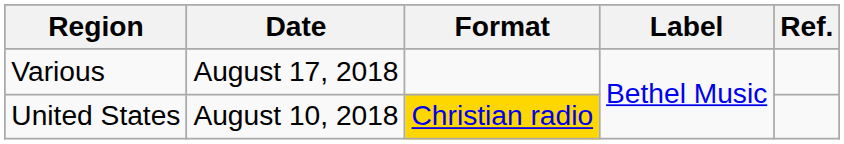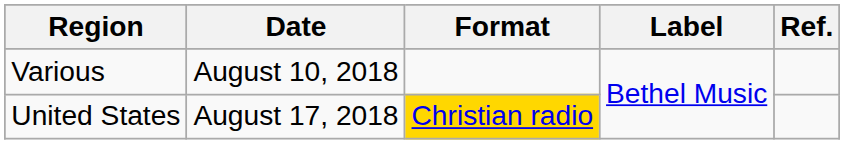(296, 71) August 17, 2018 -> (296, 71) August 10, 2018
(296, 116) August 10, 2018 -> (296, 116) August 17, 2018
